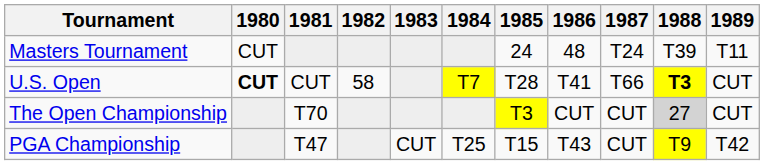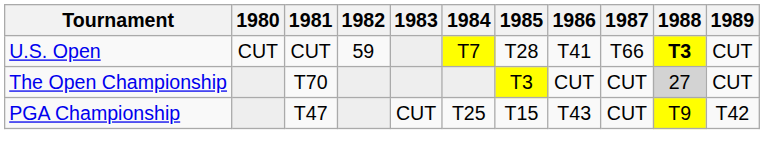- row: (98, 51)
(258, 82) bold -> (258, 51) normal
(363, 82) 58 -> (363, 51) 59
